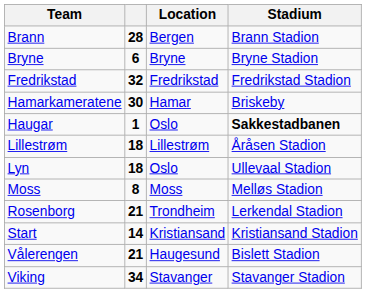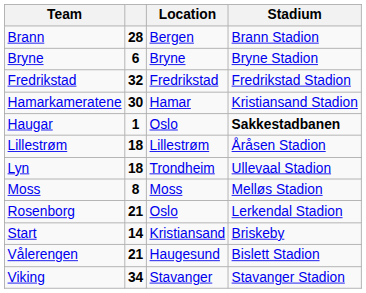(258, 102) Briskeby -> (295, 102) Kristiansand Stadion
(164, 168) Oslo -> (182, 168) Trondheim
(182, 211) Trondheim -> (164, 211) Oslo
(295, 233) Kristiansand Stadion -> (258, 233) Briskeby
